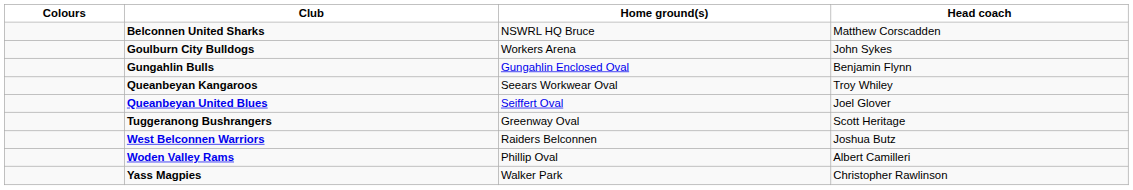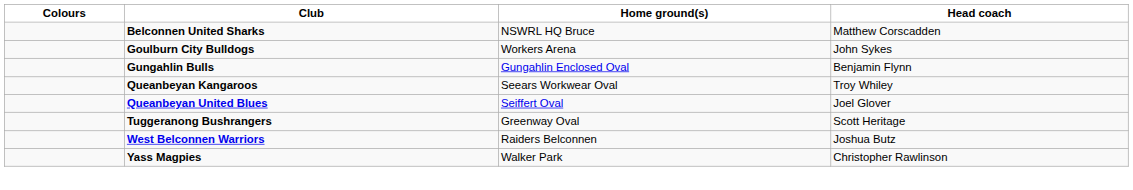- row: (180, 157)
